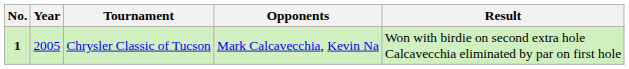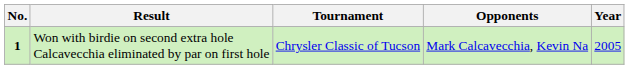columns swapped: (47, 15) <-> (503, 15)
